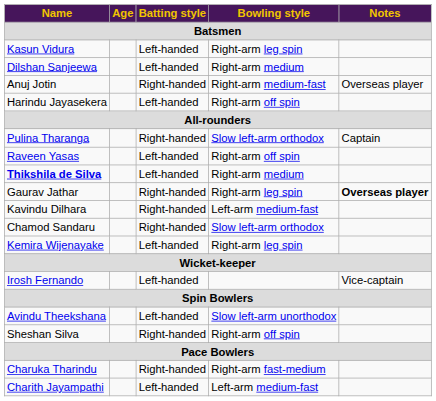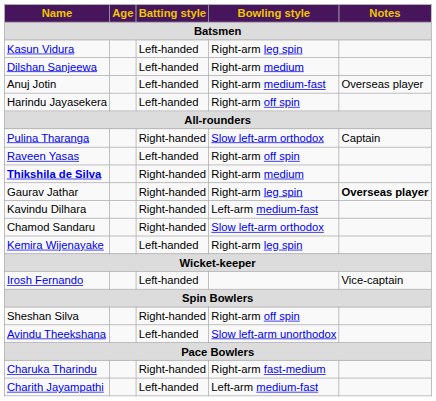(172, 85) Right-handed -> (169, 85) Left-handed
(169, 174) Left-handed -> (172, 174) Right-handed
rows swapped: (56, 316) <-> (43, 334)
